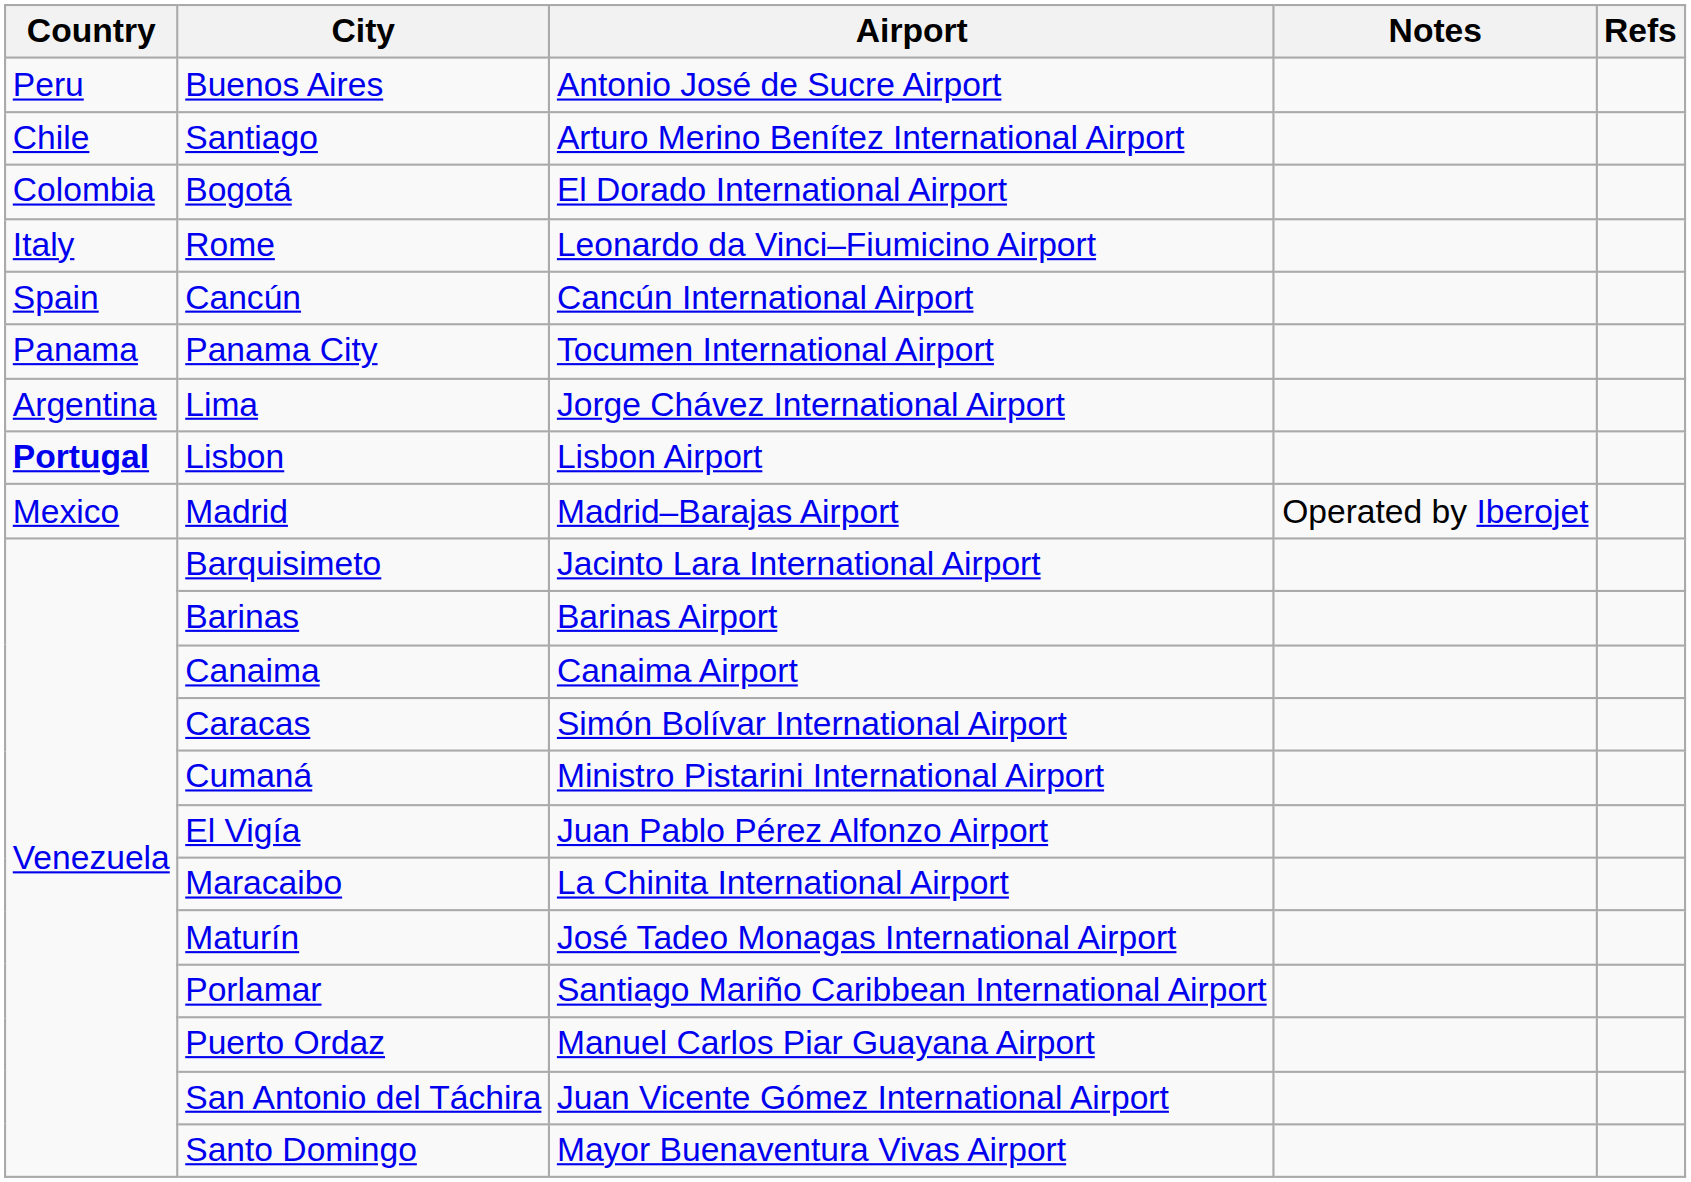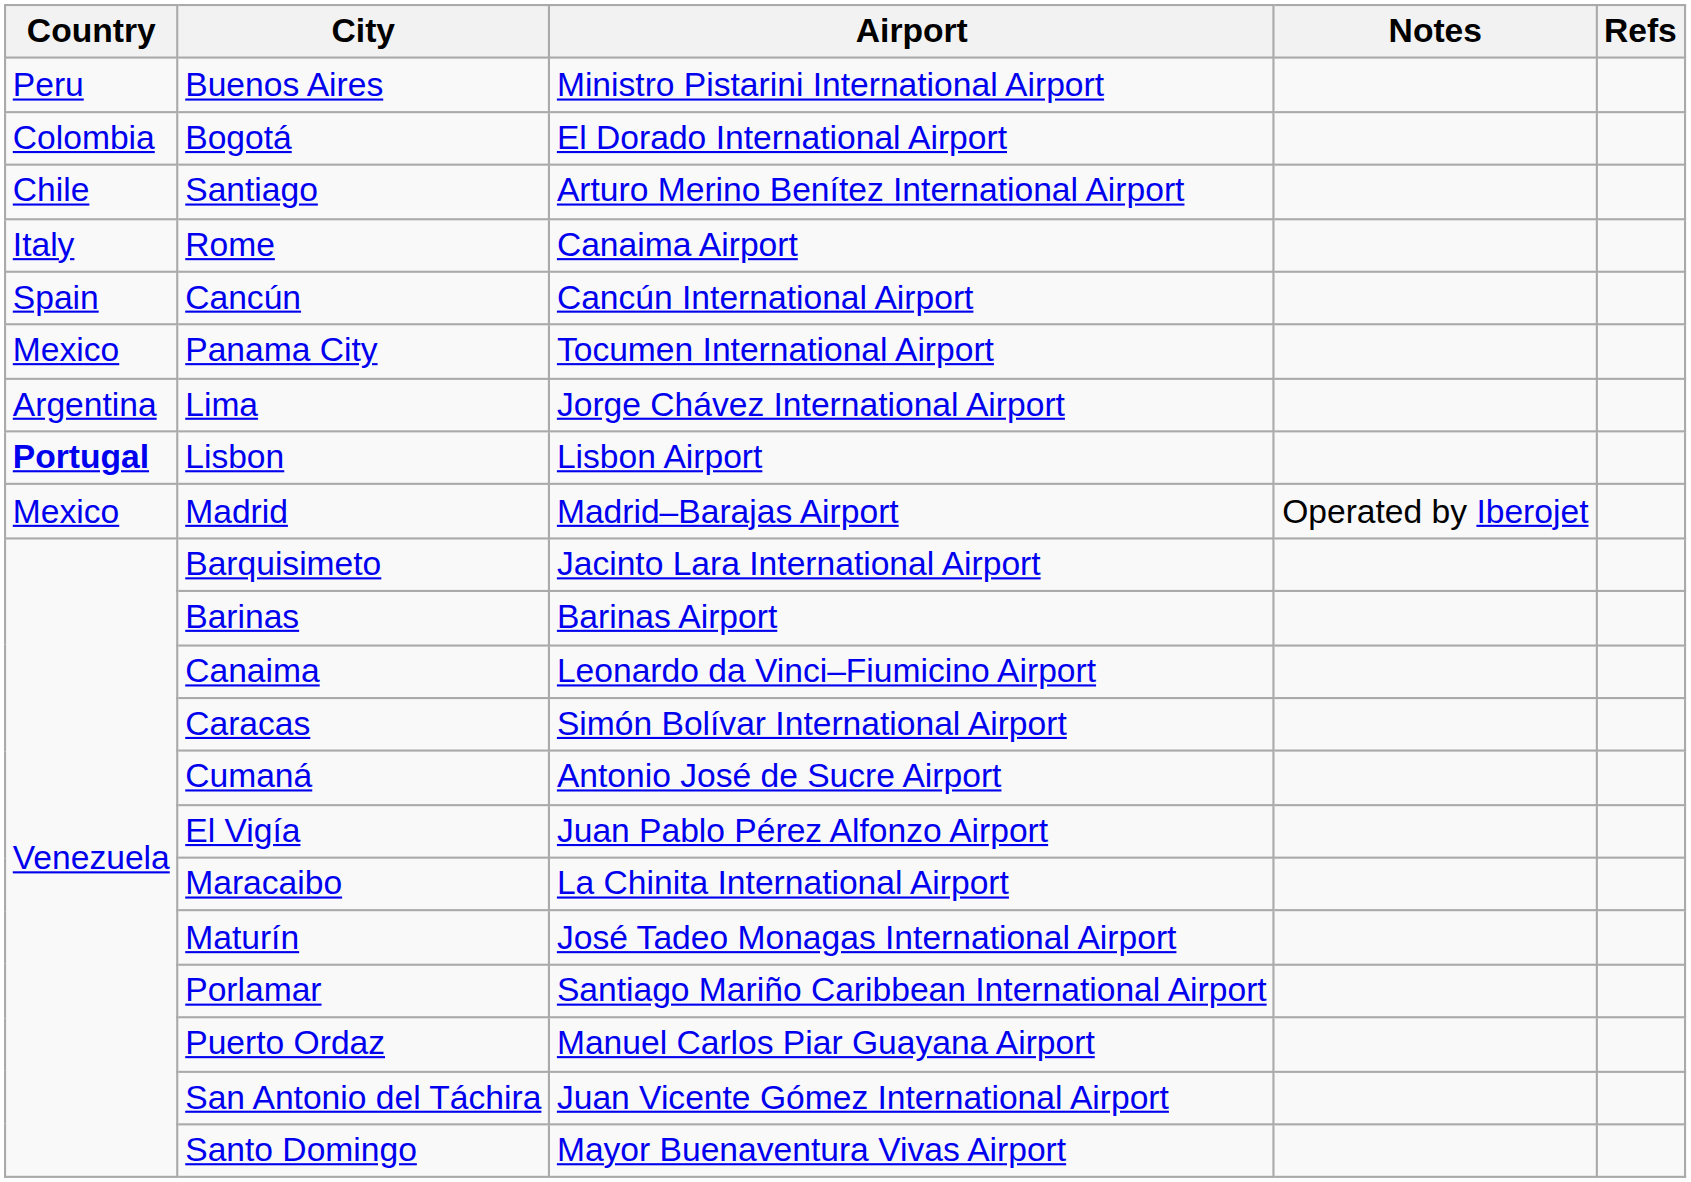(779, 84) Antonio José de Sucre Airport -> (830, 84) Ministro Pistarini International Airport
rows swapped: (238, 191) <-> (252, 137)
(826, 244) Leonardo da Vinci–Fiumicino Airport -> (677, 244) Canaima Airport
(75, 350) Panama -> (66, 350) Mexico
(677, 670) Canaima Airport -> (826, 670) Leonardo da Vinci–Fiumicino Airport
(830, 777) Ministro Pistarini International Airport -> (779, 777) Antonio José de Sucre Airport
